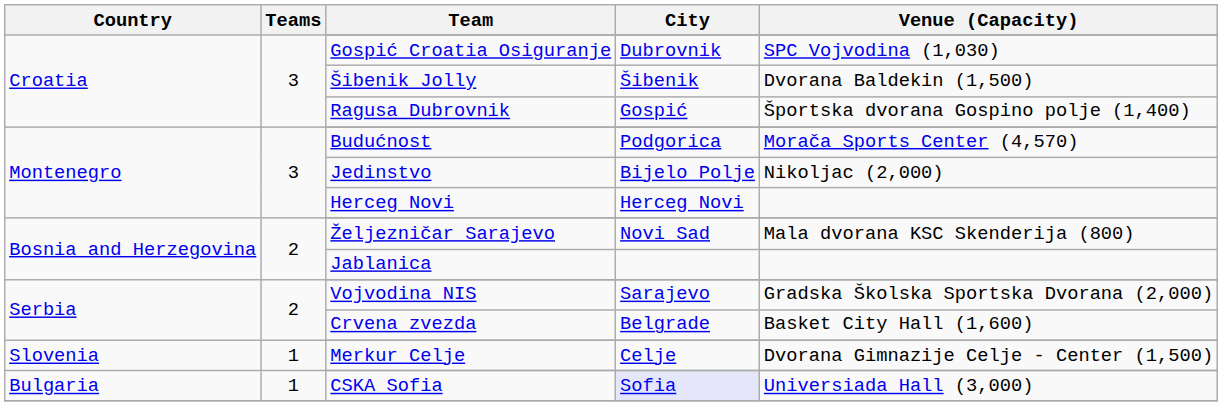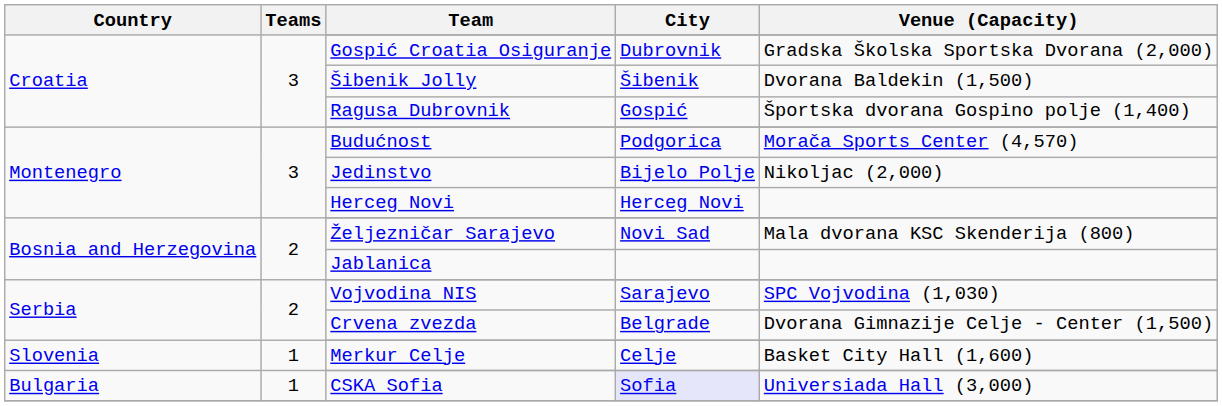(882, 50) SPC Vojvodina (1,030) -> (989, 50) Gradska Školska Sportska Dvorana (2,000)
(989, 295) Gradska Školska Sportska Dvorana (2,000) -> (882, 295) SPC Vojvodina (1,030)
(899, 325) Basket City Hall (1,600) -> (989, 325) Dvorana Gimnazije Celje - Center (1,500)
(989, 356) Dvorana Gimnazije Celje - Center (1,500) -> (899, 356) Basket City Hall (1,600)
